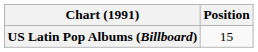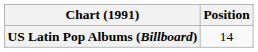(227, 36) 15 -> (227, 36) 14
